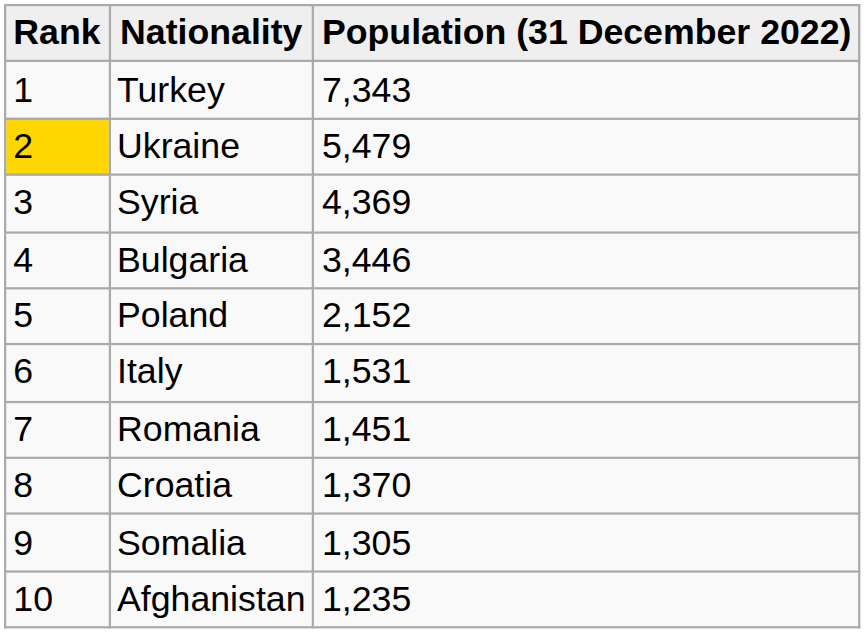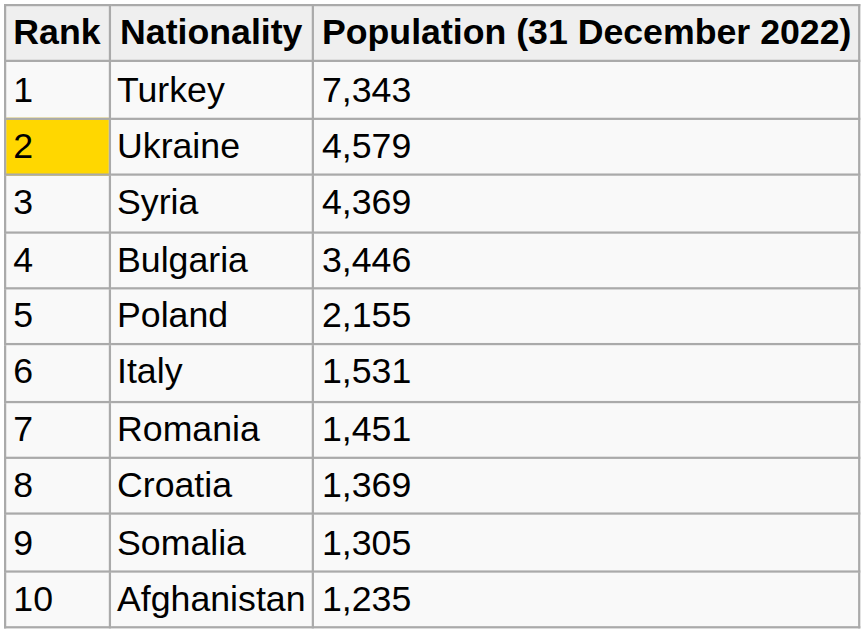(367, 145) 5,479 -> (367, 145) 4,579
(367, 315) 2,152 -> (367, 315) 2,155
(367, 485) 1,370 -> (367, 485) 1,369
